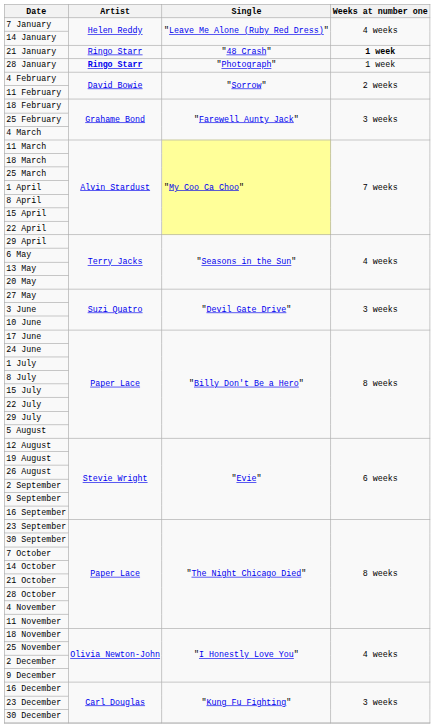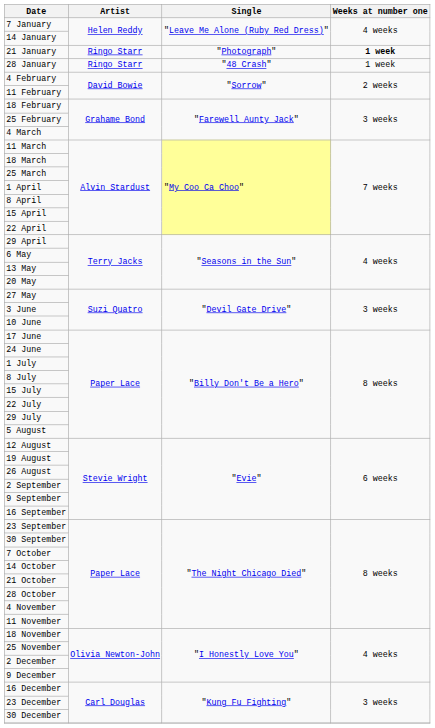(246, 52) "48 Crash" -> (246, 52) "Photograph"
(115, 65) bold -> (115, 65) normal
(246, 65) "Photograph" -> (246, 65) "48 Crash"
